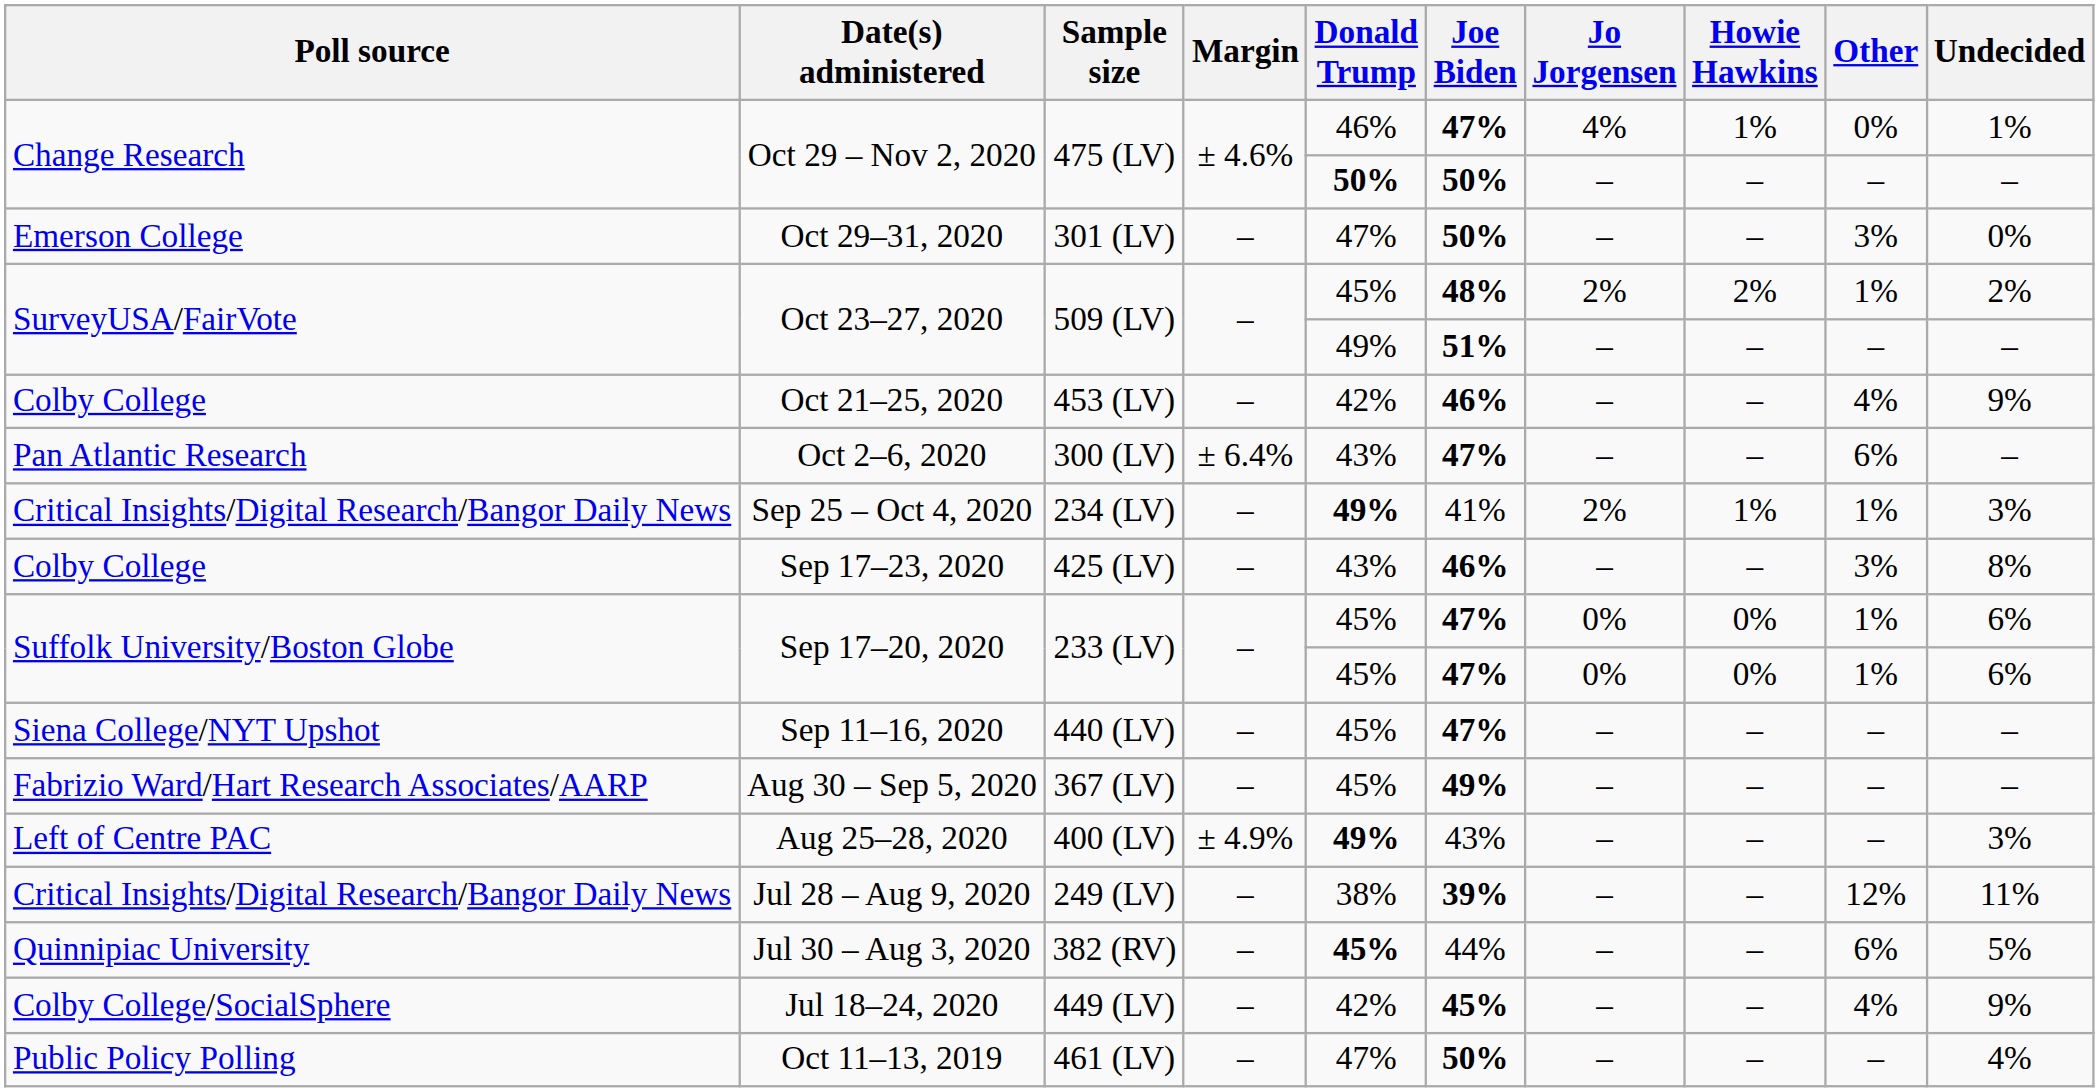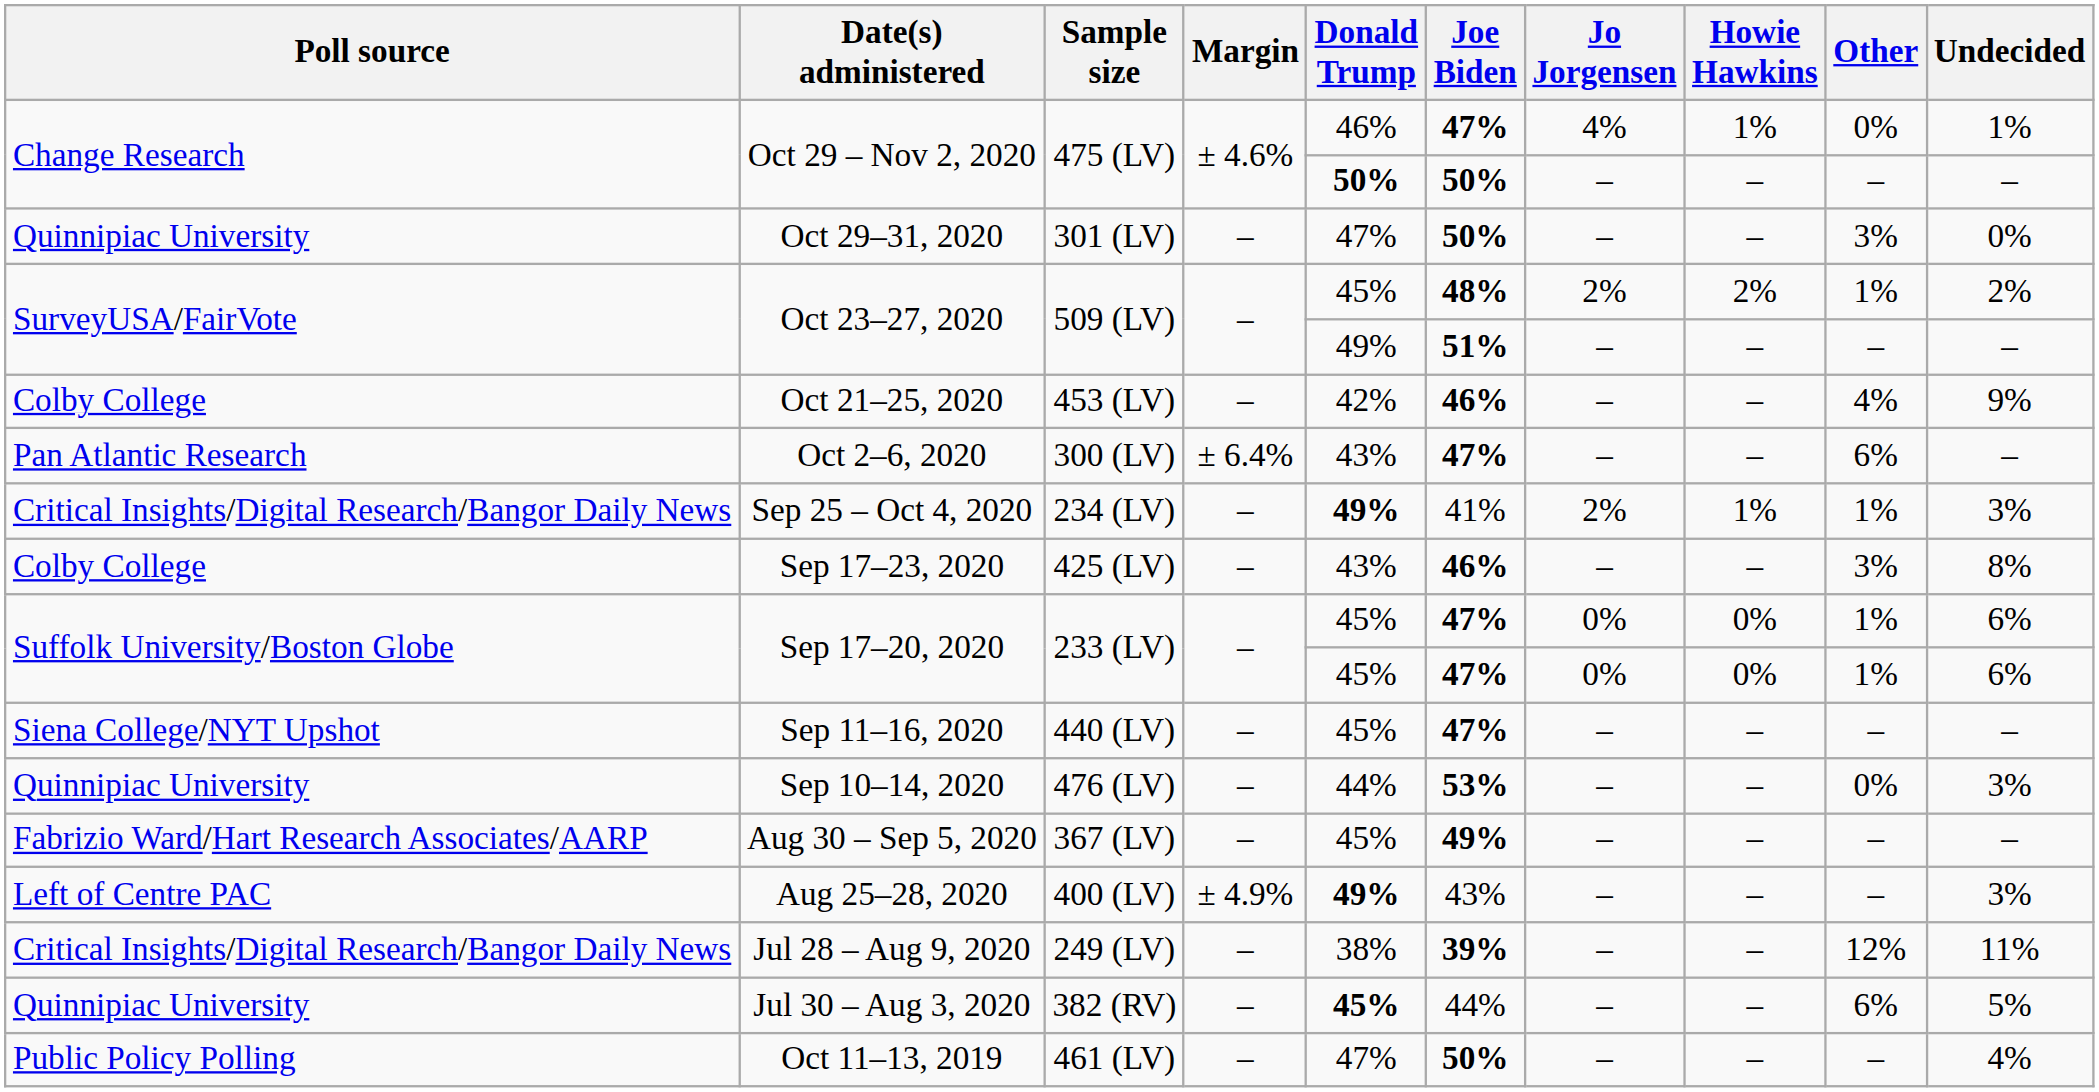(128, 236) Emerson College -> (161, 236) Quinnipiac University
+ row: (892, 784)
- row: (892, 1004)
